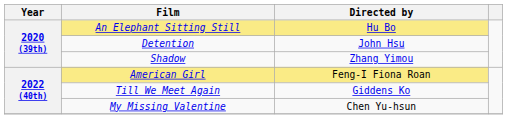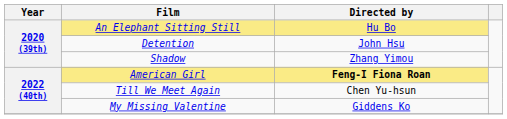(381, 75) normal -> (381, 75) bold
(381, 91) Giddens Ko -> (381, 91) Chen Yu-hsun
(381, 106) Chen Yu-hsun -> (381, 106) Giddens Ko
